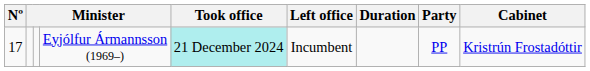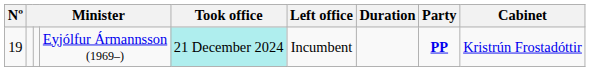(15, 46) 17 -> (15, 46) 19
(439, 46) normal -> (439, 46) bold
